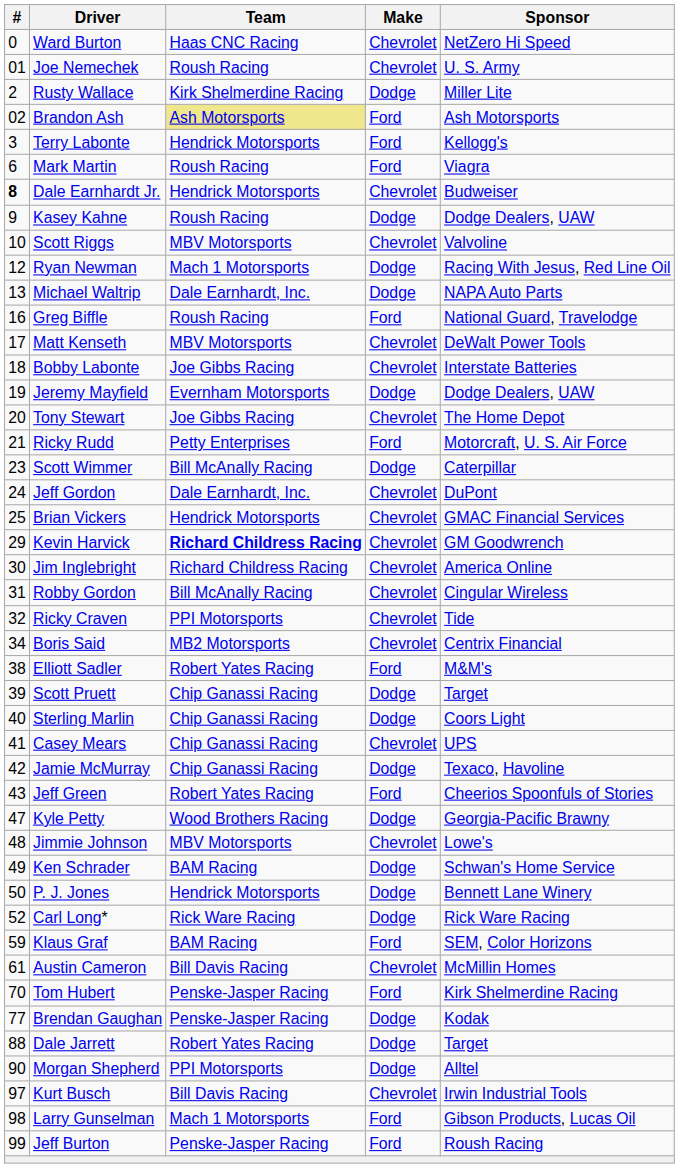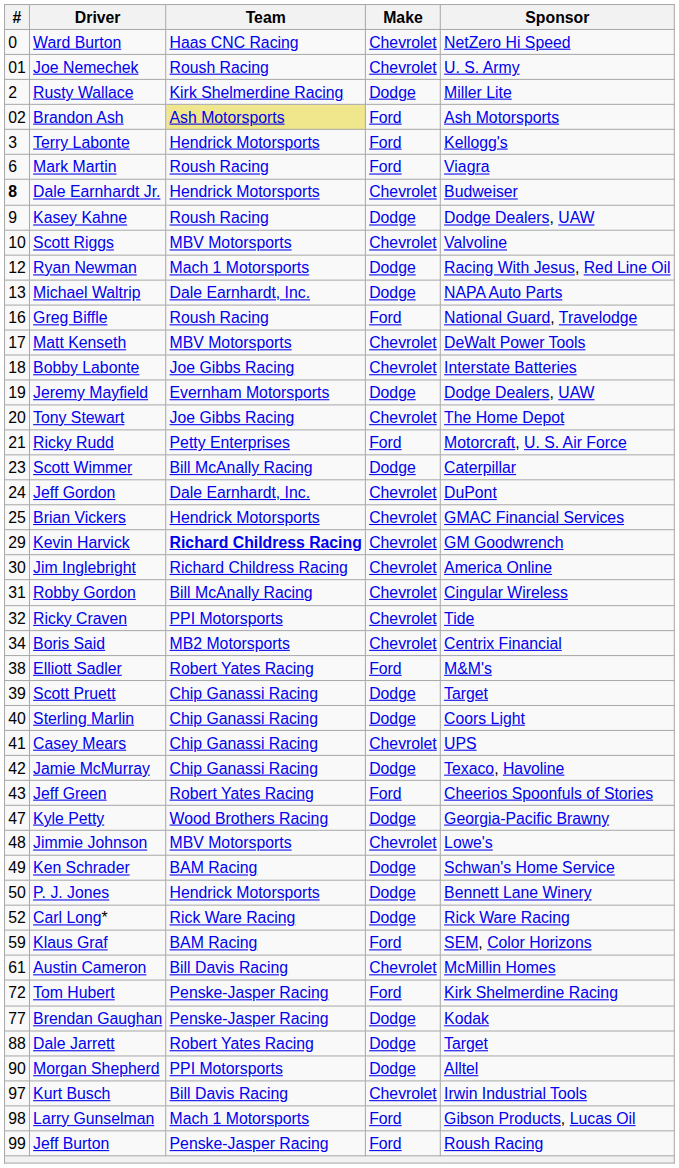(17, 993) 70 -> (17, 993) 72
